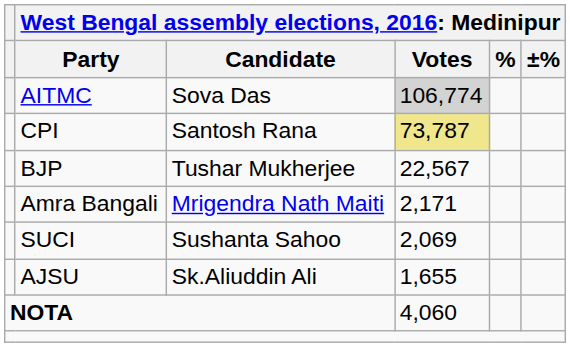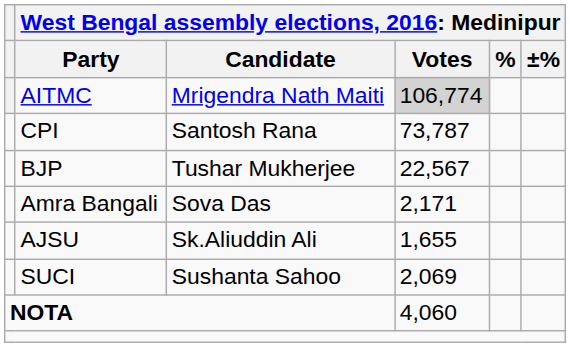(221, 95) Sova Das -> (278, 95) Mrigendra Nath Maiti
(435, 131) khaki background -> (435, 131) no background
(278, 204) Mrigendra Nath Maiti -> (221, 204) Sova Das
rows swapped: (48, 240) <-> (50, 276)
